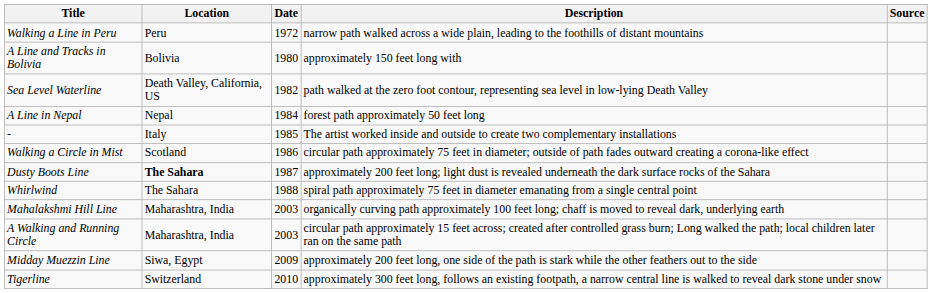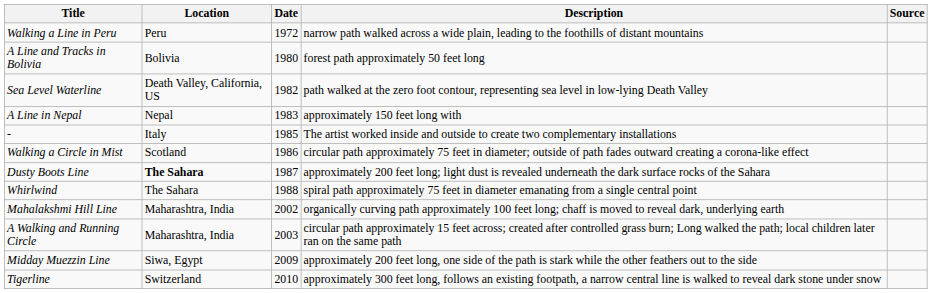(382, 58) approximately 150 feet long with -> (394, 58) forest path approximately 50 feet long
(286, 115) 1984 -> (286, 115) 1983
(394, 115) forest path approximately 50 feet long -> (382, 115) approximately 150 feet long with
(286, 209) 2003 -> (286, 209) 2002
